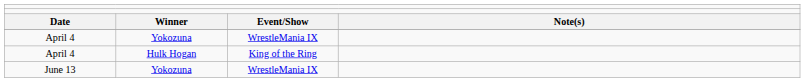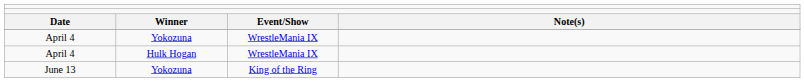(283, 53) King of the Ring -> (283, 53) WrestleMania IX
(283, 69) WrestleMania IX -> (283, 69) King of the Ring
